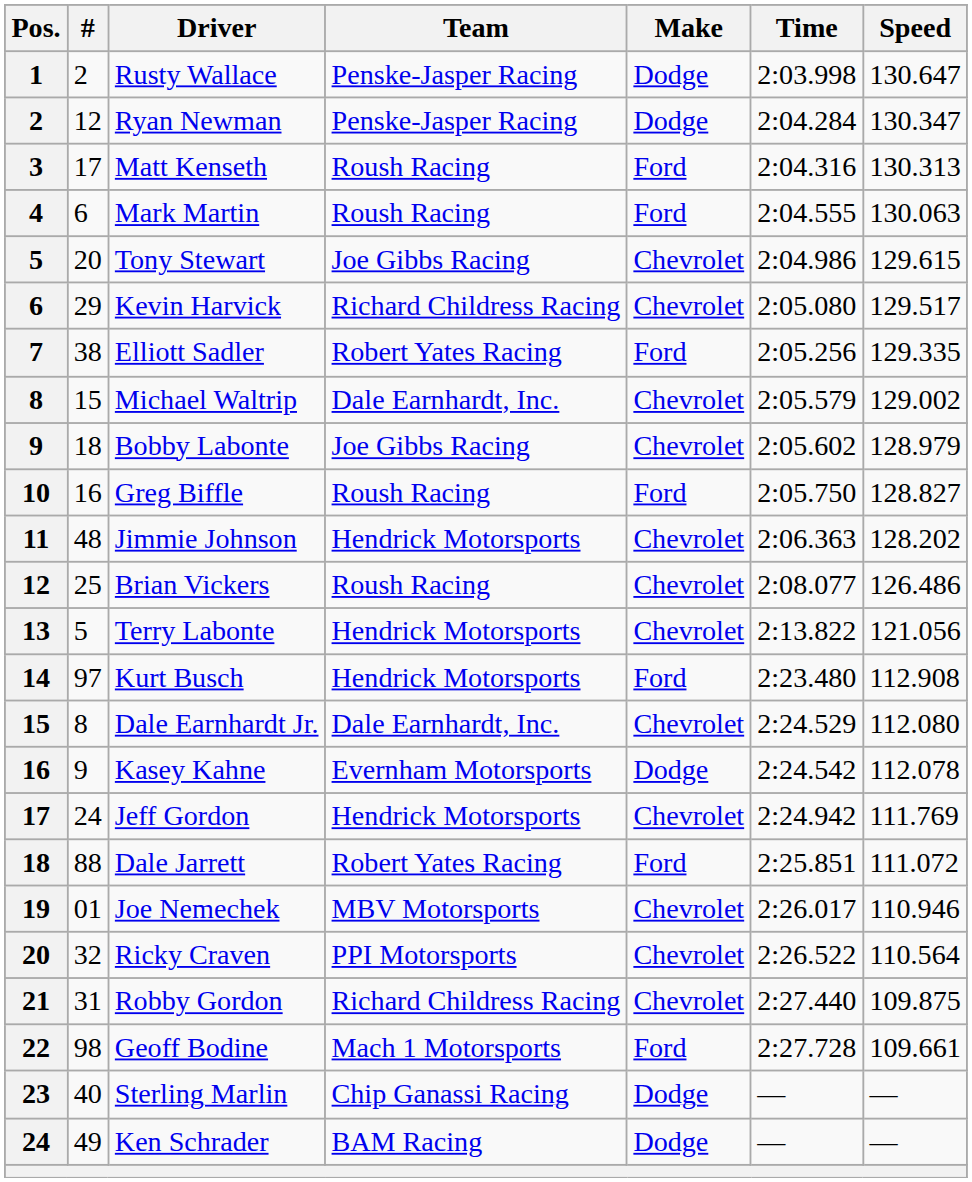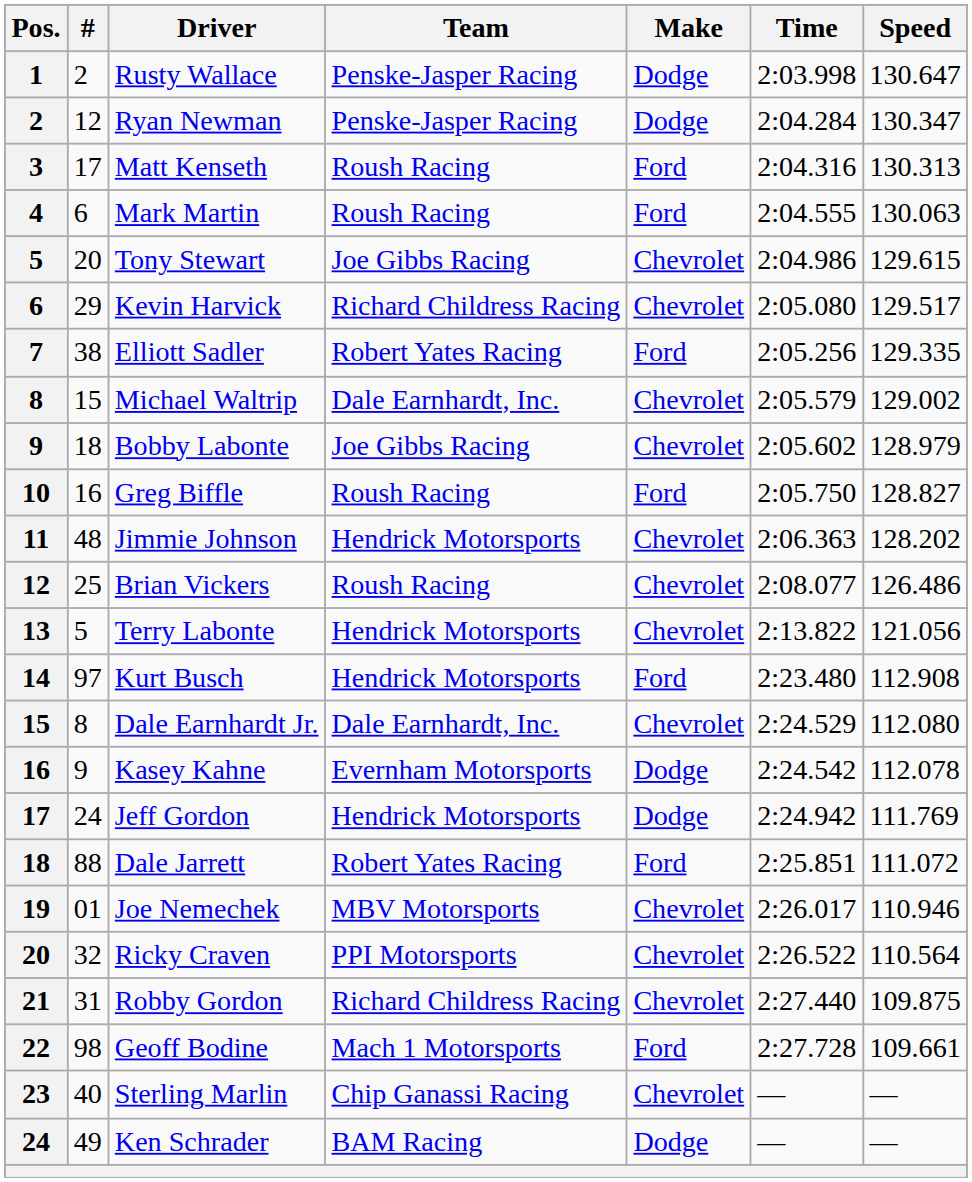(689, 816) Chevrolet -> (671, 816) Dodge
(671, 1094) Dodge -> (689, 1094) Chevrolet
